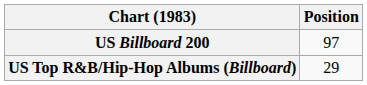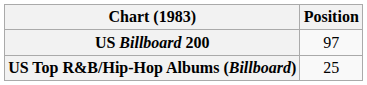(331, 67) 29 -> (331, 67) 25
